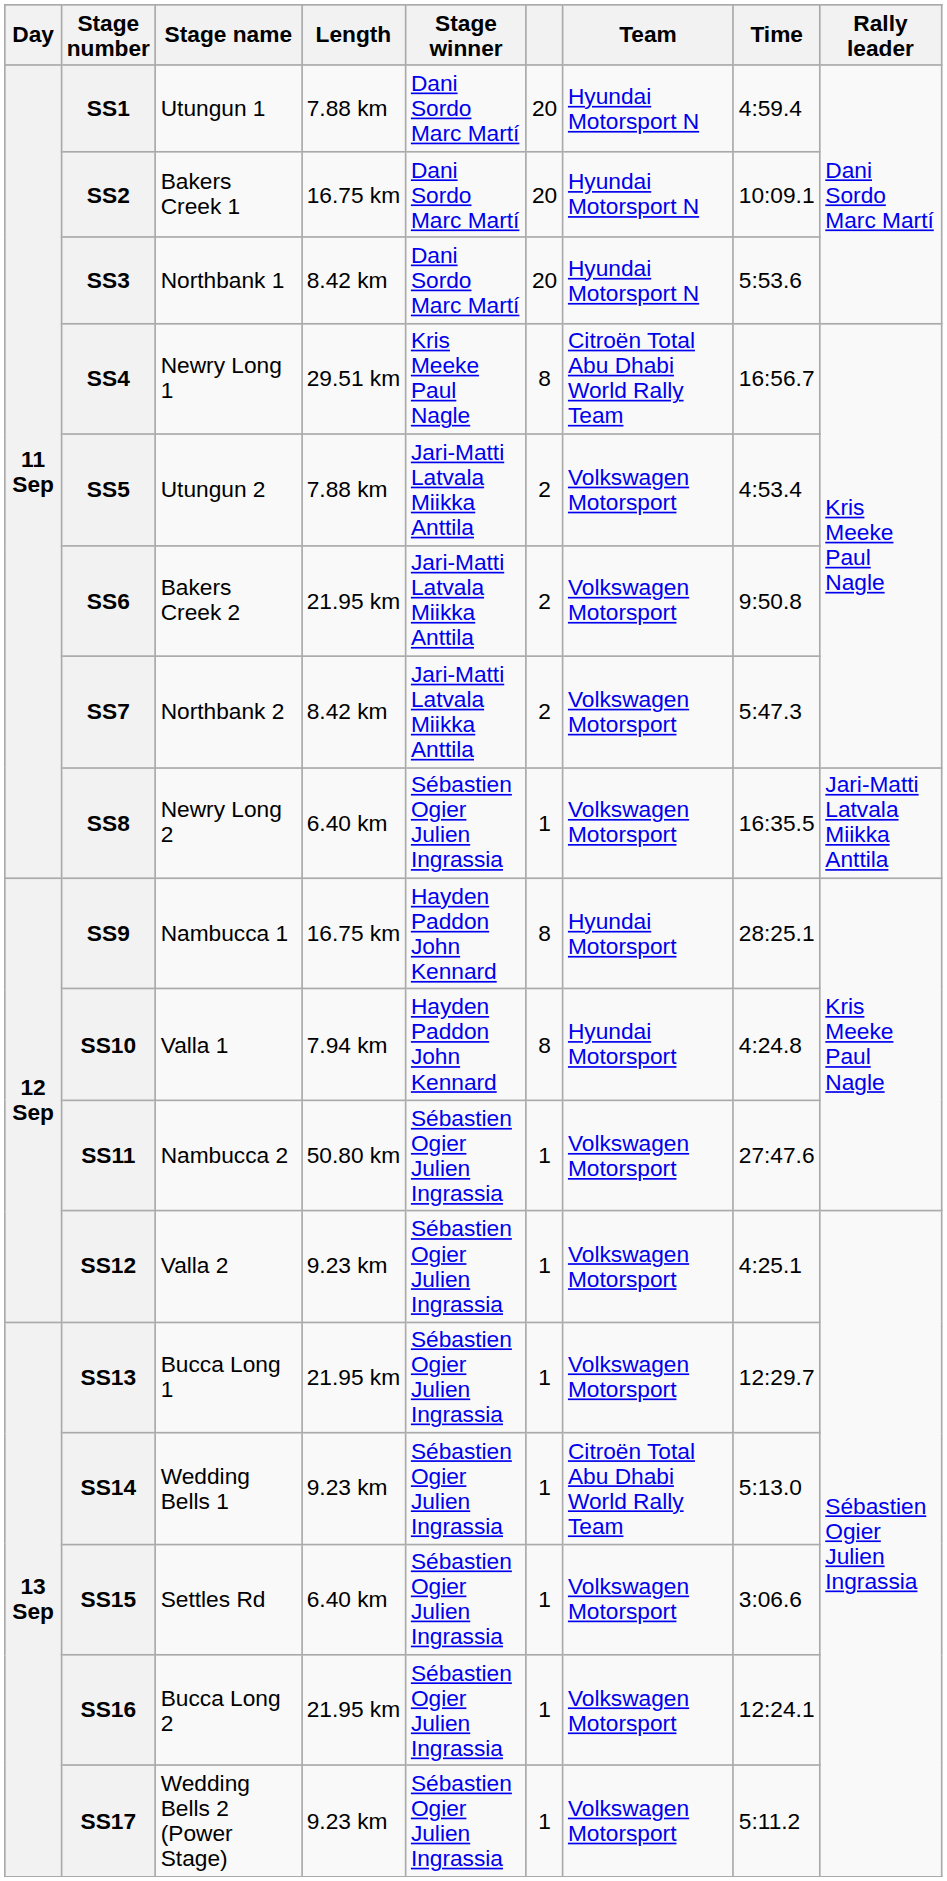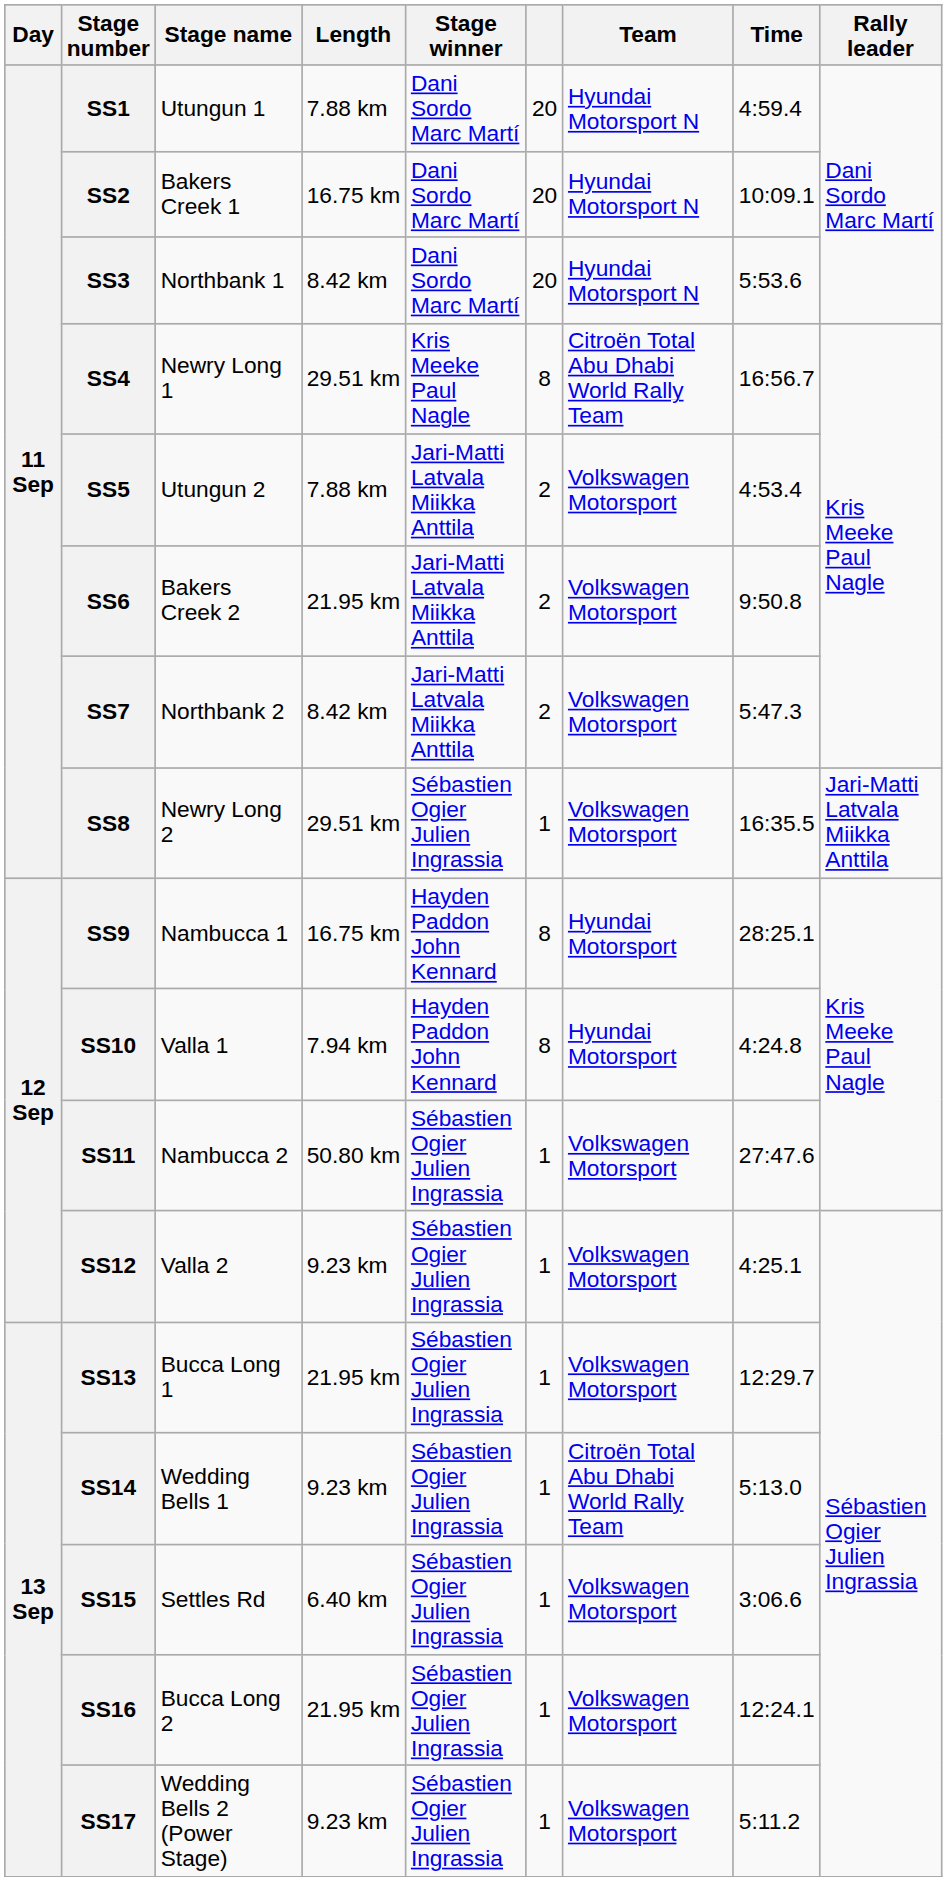(347, 822) 6.40 km -> (353, 822) 29.51 km
